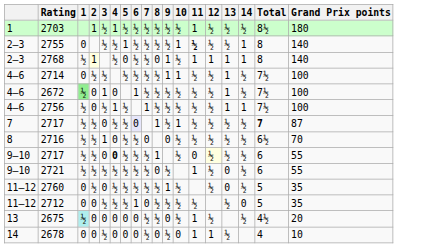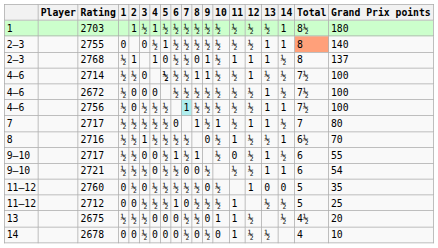+ column: (58, 12)
(194, 28) 1 -> (234, 28) ½
(244, 28) ½ -> (283, 28) 1
(105, 44) ½ -> (144, 44) 0
(178, 44) 1 -> (218, 44) ½
(194, 44) bold -> (234, 44) normal
(227, 44) ½ -> (267, 44) 1
(260, 44) no background -> (300, 44) lightsalmon background
(94, 60) lightyellow background -> (134, 60) no background
(115, 60) ½ -> (155, 60) 1
(244, 60) 1 -> (283, 60) ½
(300, 60) 140 -> (340, 60) 137
(83, 76) 0 -> (123, 76) ½
(105, 76) ½ -> (144, 76) 0
(126, 76) normal -> (165, 76) bold
(157, 76) ½ -> (197, 76) 1
(178, 76) 1 -> (218, 76) ½
(211, 76) ½ -> (251, 76) 1
(227, 76) 1 -> (267, 76) ½
(83, 92) lightgreen background -> (123, 92) no background
(105, 92) 1 -> (144, 92) 0
(136, 92) 1 -> (176, 92) ½
(115, 108) 1 -> (155, 108) ½
(147, 108) no background -> (186, 108) paleturquoise background
(105, 124) 0 -> (144, 124) ½
(136, 124) lavender background -> (176, 124) no background
(211, 124) ½ -> (251, 124) 1
(227, 124) ½ -> (267, 124) 1
(260, 124) bold -> (300, 124) normal
(297, 124) 87 -> (337, 124) 80
(115, 139) 0 -> (155, 139) ½
(147, 139) 0 -> (186, 139) ½
(194, 139) ½ -> (234, 139) 1
(244, 139) ½ -> (283, 139) 1
(115, 155) bold -> (155, 155) normal
(136, 155) ½ -> (176, 155) 1
(211, 155) lightyellow background -> (251, 155) no background
(227, 155) ½ -> (267, 155) 1
(115, 171) ½ -> (155, 171) 0
(147, 171) ½ -> (186, 171) 0
(194, 171) 1 -> (234, 171) ½
(227, 171) 0 -> (267, 171) 1
(244, 171) ½ -> (283, 171) 1
(297, 171) 55 -> (337, 171) 54
(168, 187) 1 -> (207, 187) 0
(211, 187) ½ -> (251, 187) 1
(244, 187) ½ -> (283, 187) 0
(194, 203) ½ -> (234, 203) 1
(244, 203) 0 -> (283, 203) ½
(297, 203) 35 -> (337, 203) 25
(83, 219) paleturquoise background -> (123, 219) no background
(94, 219) 0 -> (134, 219) ½
(105, 219) 0 -> (144, 219) ½
(178, 219) ½ -> (218, 219) 1
(211, 235) 1 -> (251, 235) ½
